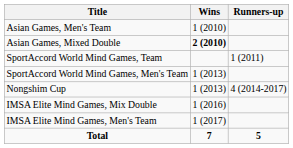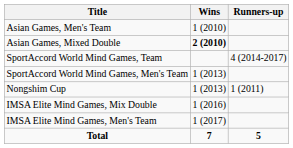(247, 58) 1 (2011) -> (258, 58) 4 (2014-2017)
(258, 89) 4 (2014-2017) -> (247, 89) 1 (2011)
